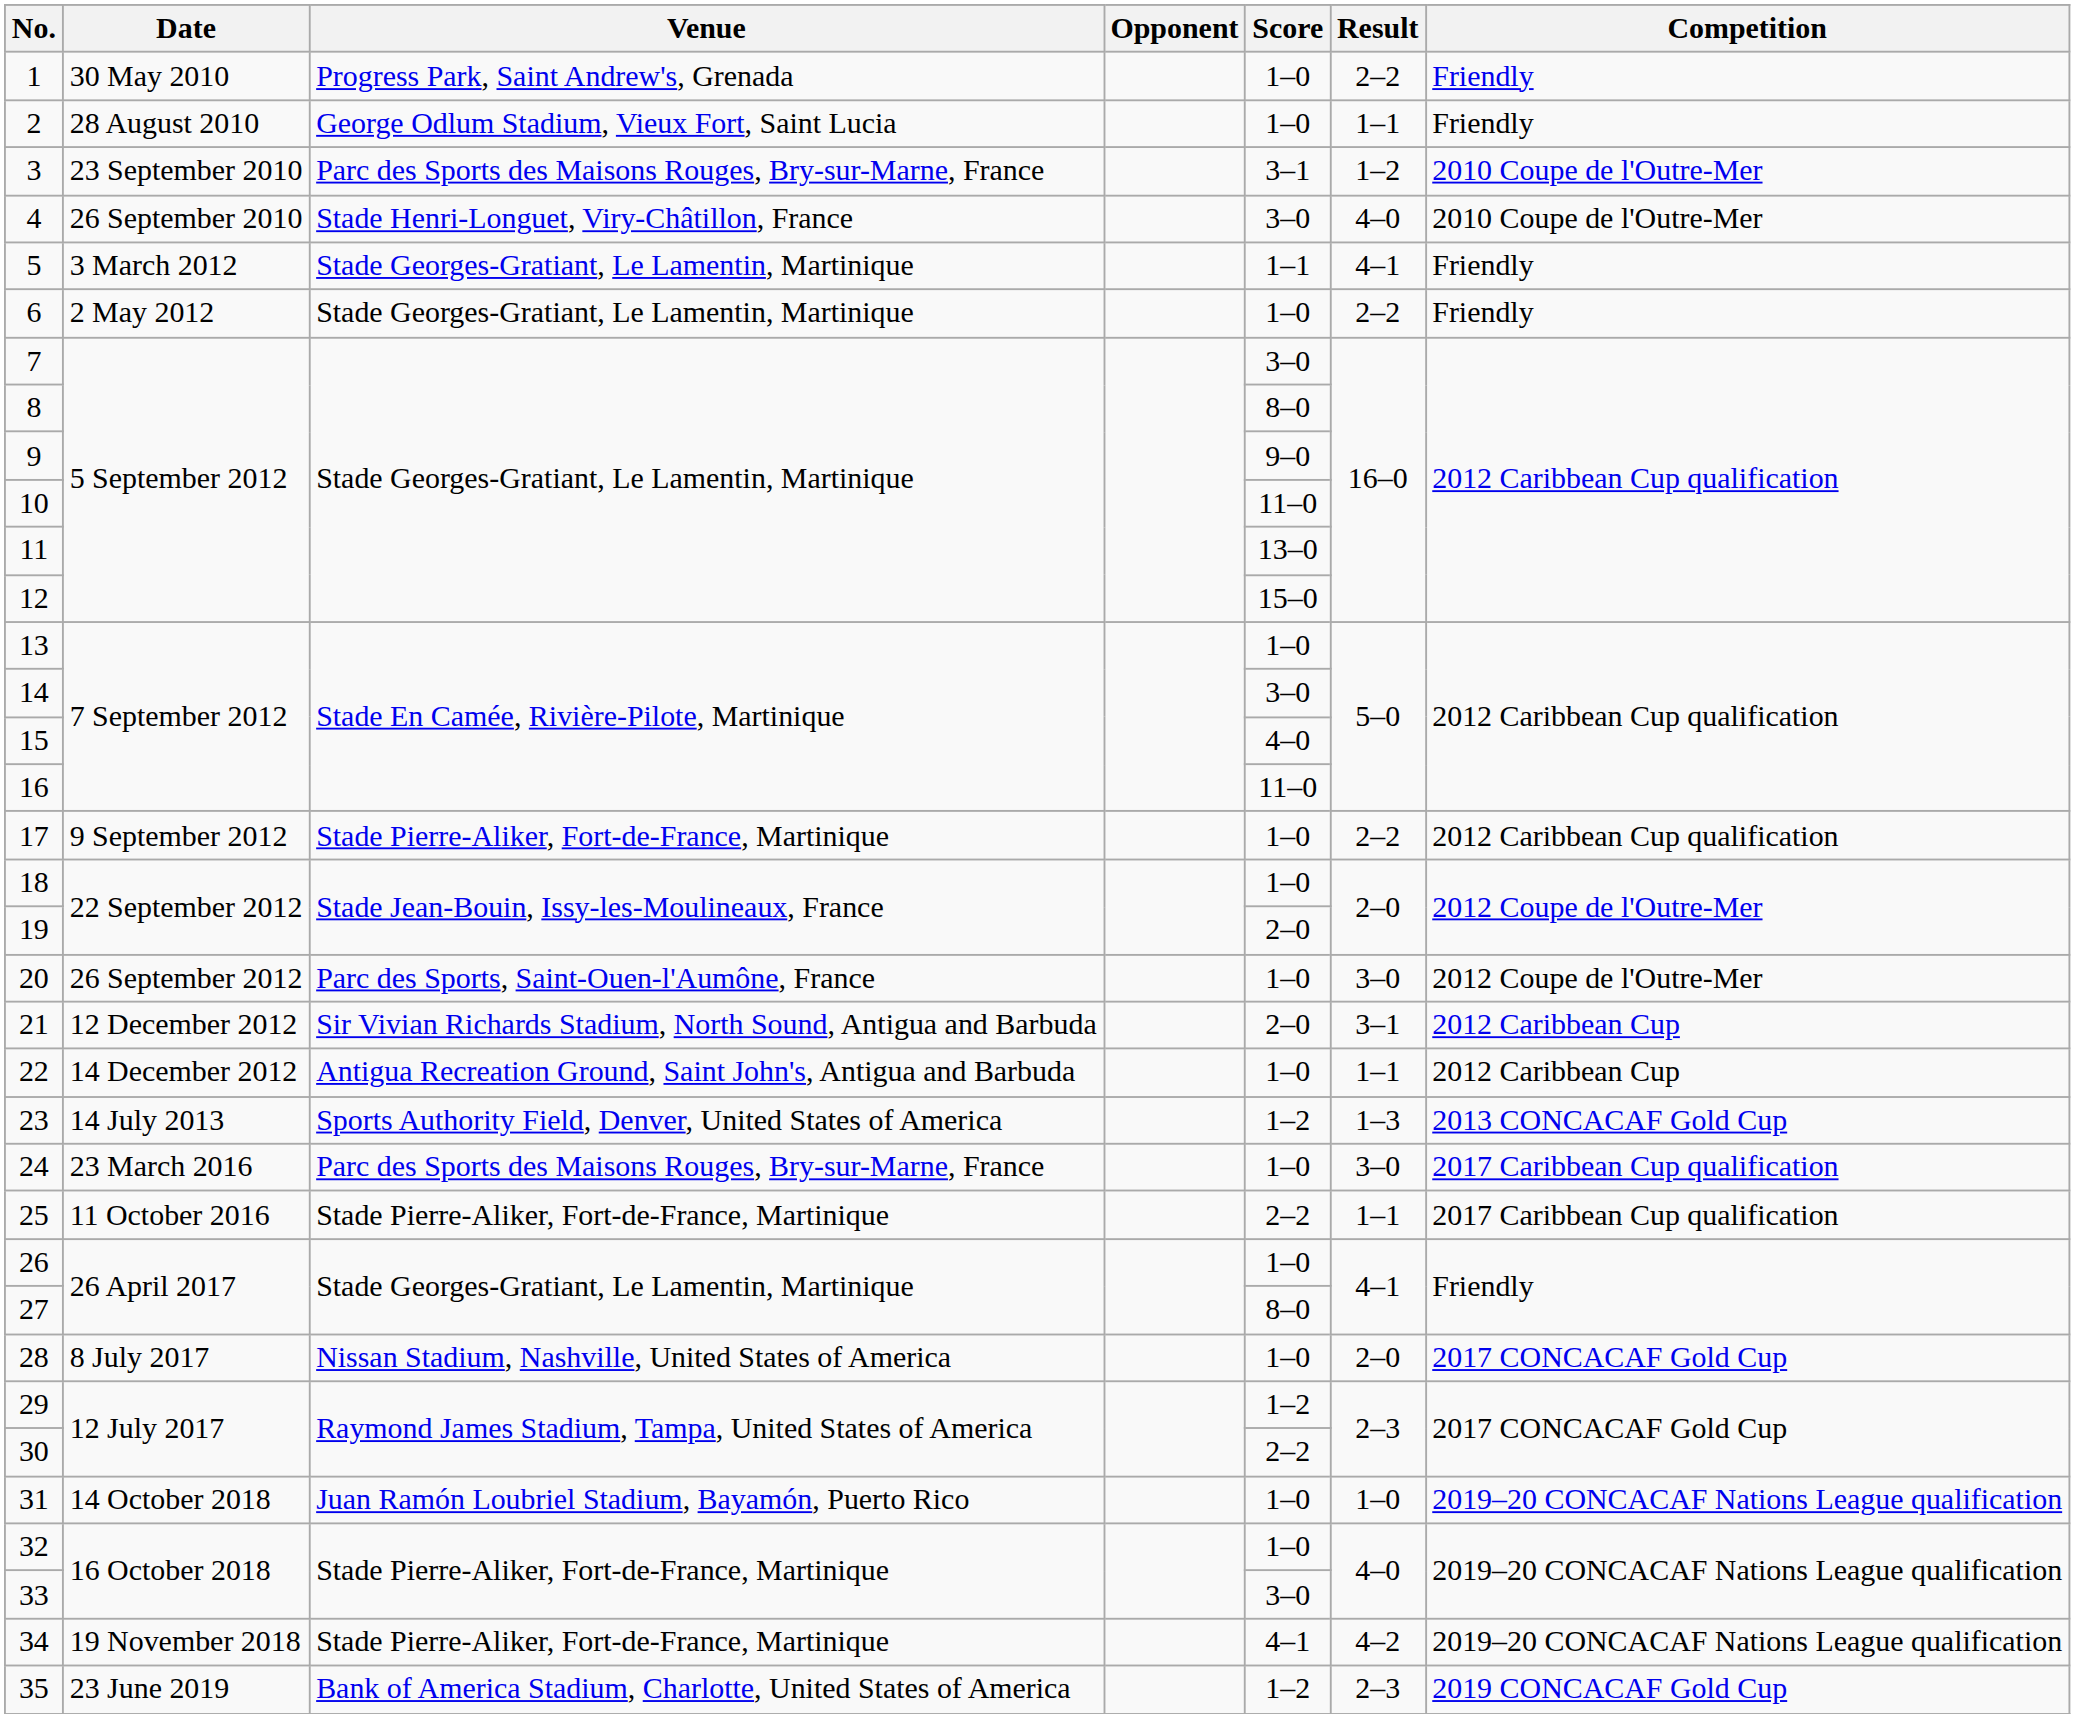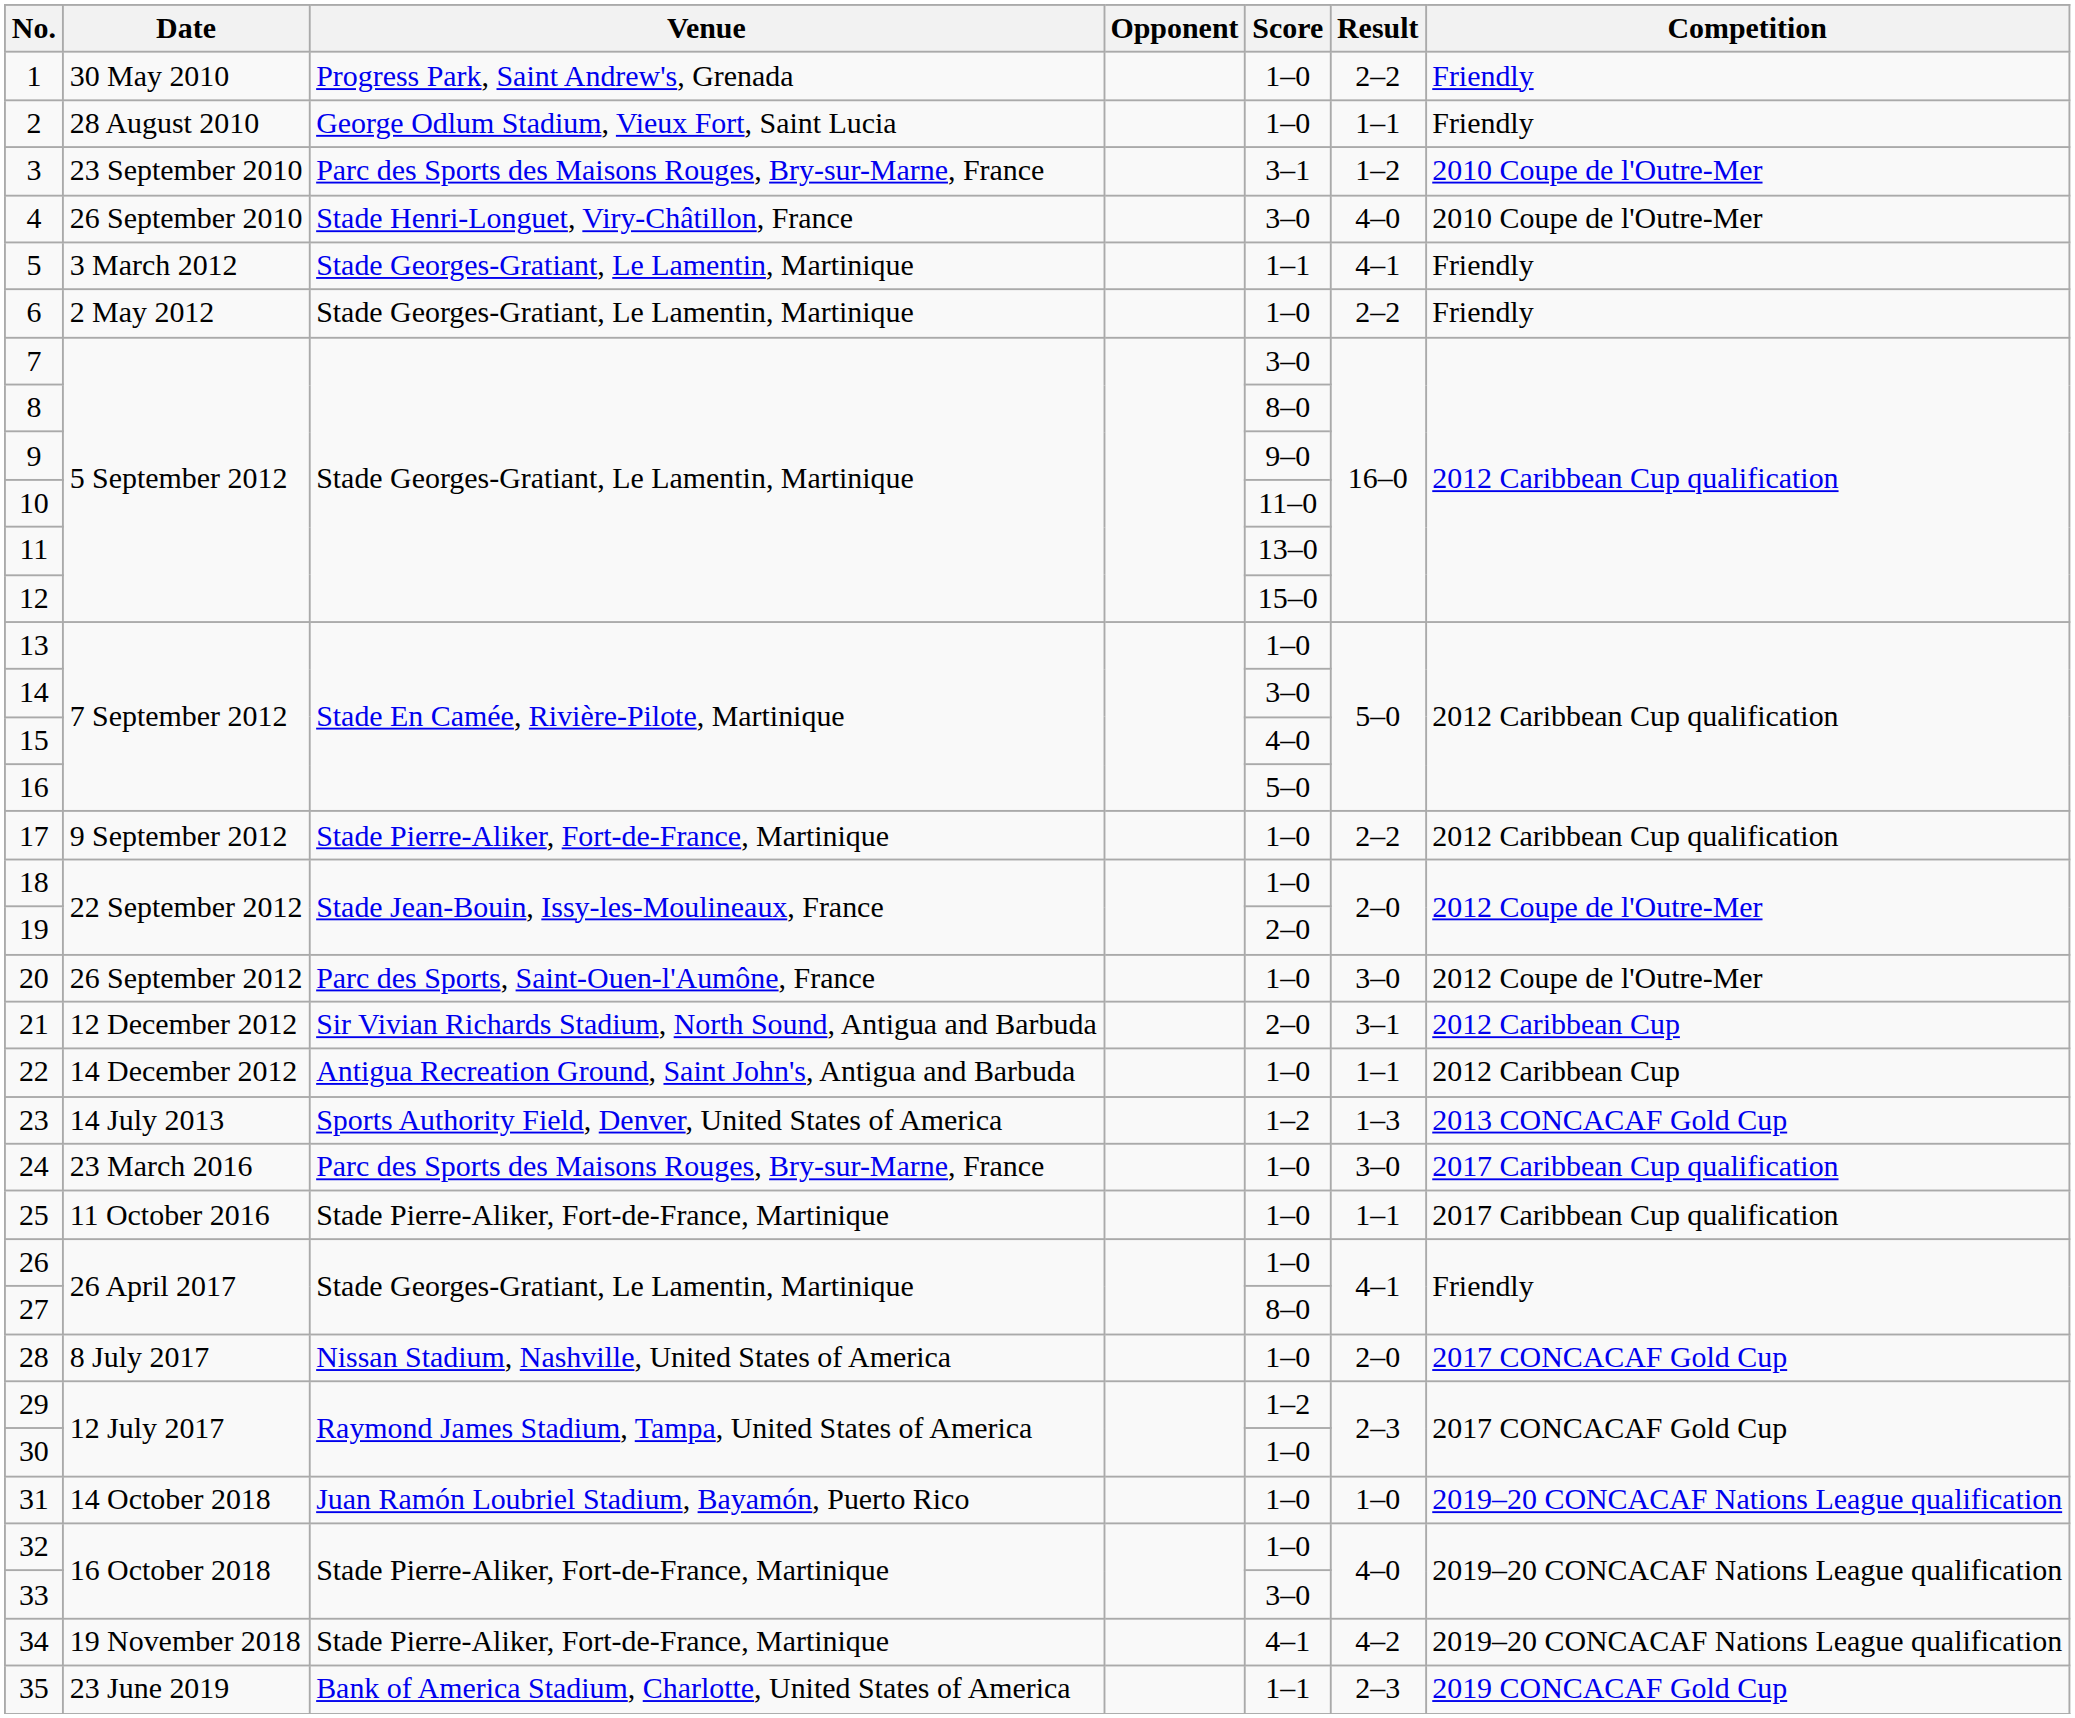(1288, 787) 11–0 -> (1288, 787) 5–0
(1288, 1214) 2–2 -> (1288, 1214) 1–0
(1288, 1451) 2–2 -> (1288, 1451) 1–0
(1288, 1689) 1–2 -> (1288, 1689) 1–1
